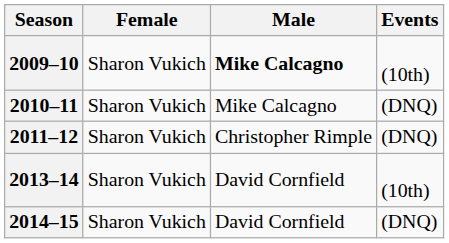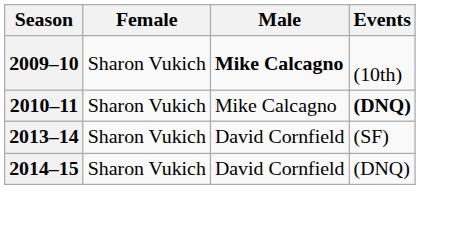(409, 105) normal -> (382, 105) bold
- row: (44, 136)
(405, 190) (10th) -> (371, 136) (SF)
